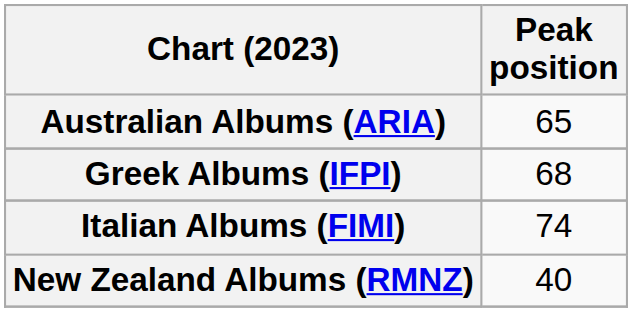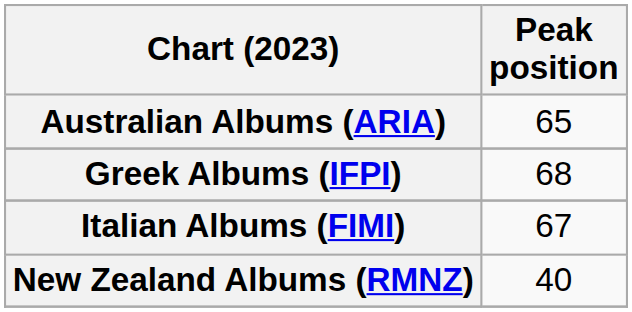(554, 226) 74 -> (554, 226) 67
